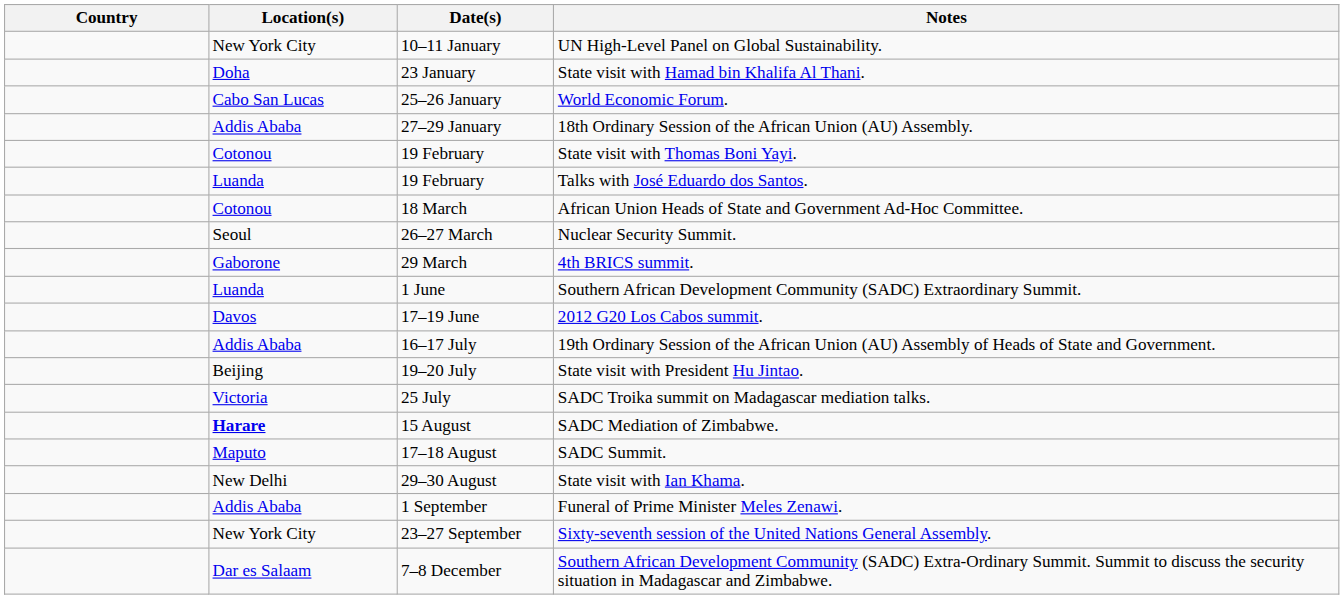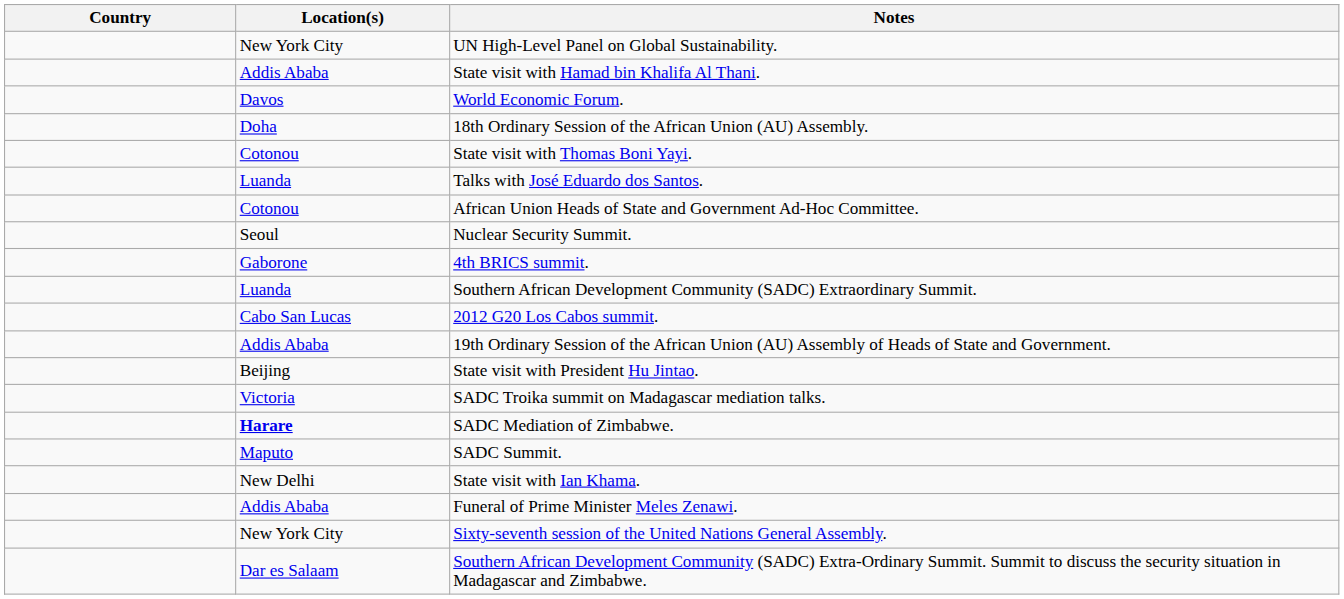- column: (475, 18)
(231, 72) Doha -> (284, 72) Addis Ababa
(268, 99) Cabo San Lucas -> (262, 99) Davos
(257, 126) Addis Ababa -> (258, 126) Doha
(234, 316) Davos -> (295, 316) Cabo San Lucas
